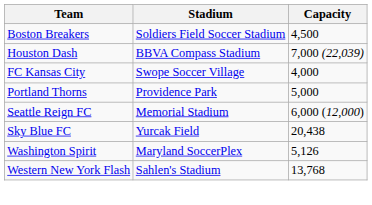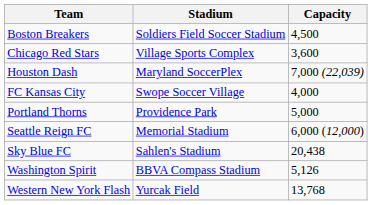+ row: (53, 53)
(198, 53) BBVA Compass Stadium -> (189, 72) Maryland SoccerPlex
(167, 131) Yurcak Field -> (178, 151) Sahlen's Stadium
(189, 151) Maryland SoccerPlex -> (198, 170) BBVA Compass Stadium
(178, 170) Sahlen's Stadium -> (167, 190) Yurcak Field
